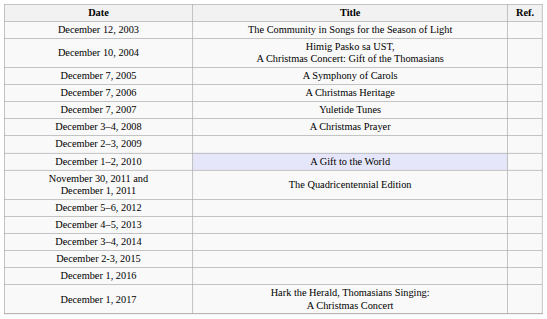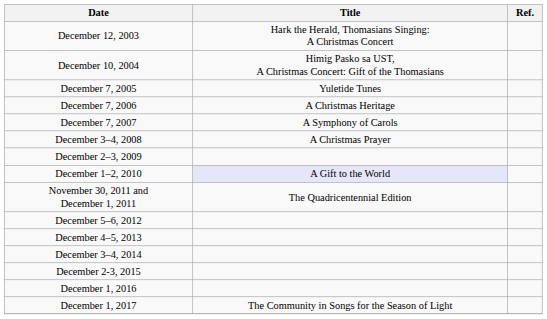(350, 30) The Community in Songs for the Season of Light -> (350, 36) Hark the Herald, Thomasians Singing: A Christmas Concert
(350, 76) A Symphony of Carols -> (350, 88) Yuletide Tunes
(350, 110) Yuletide Tunes -> (350, 122) A Symphony of Carols
(350, 299) Hark the Herald, Thomasians Singing: A Christmas Concert -> (350, 305) The Community in Songs for the Season of Light
